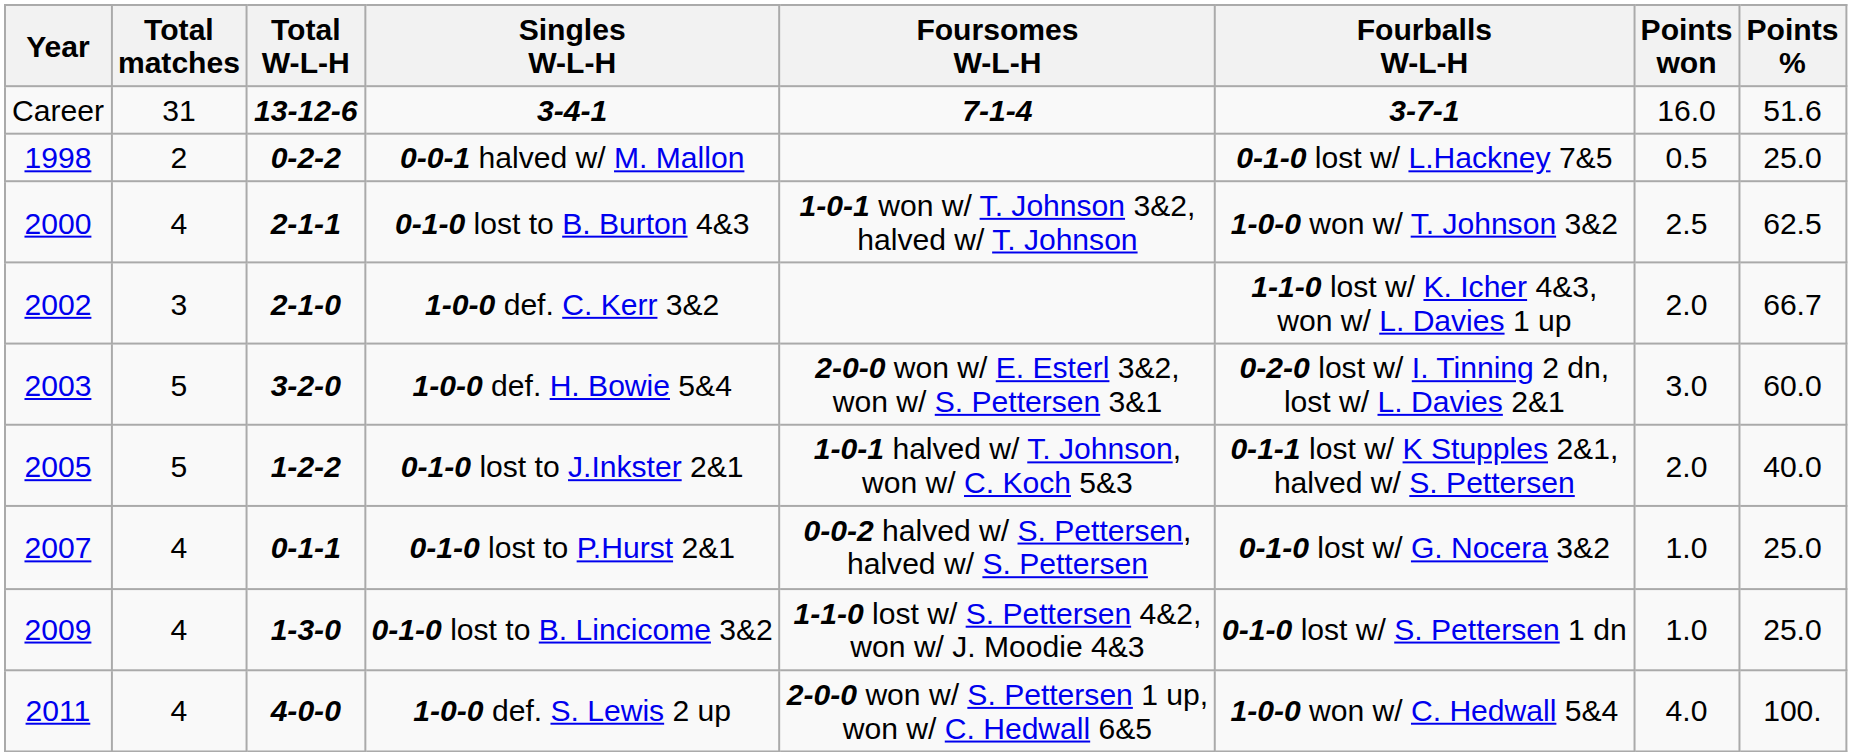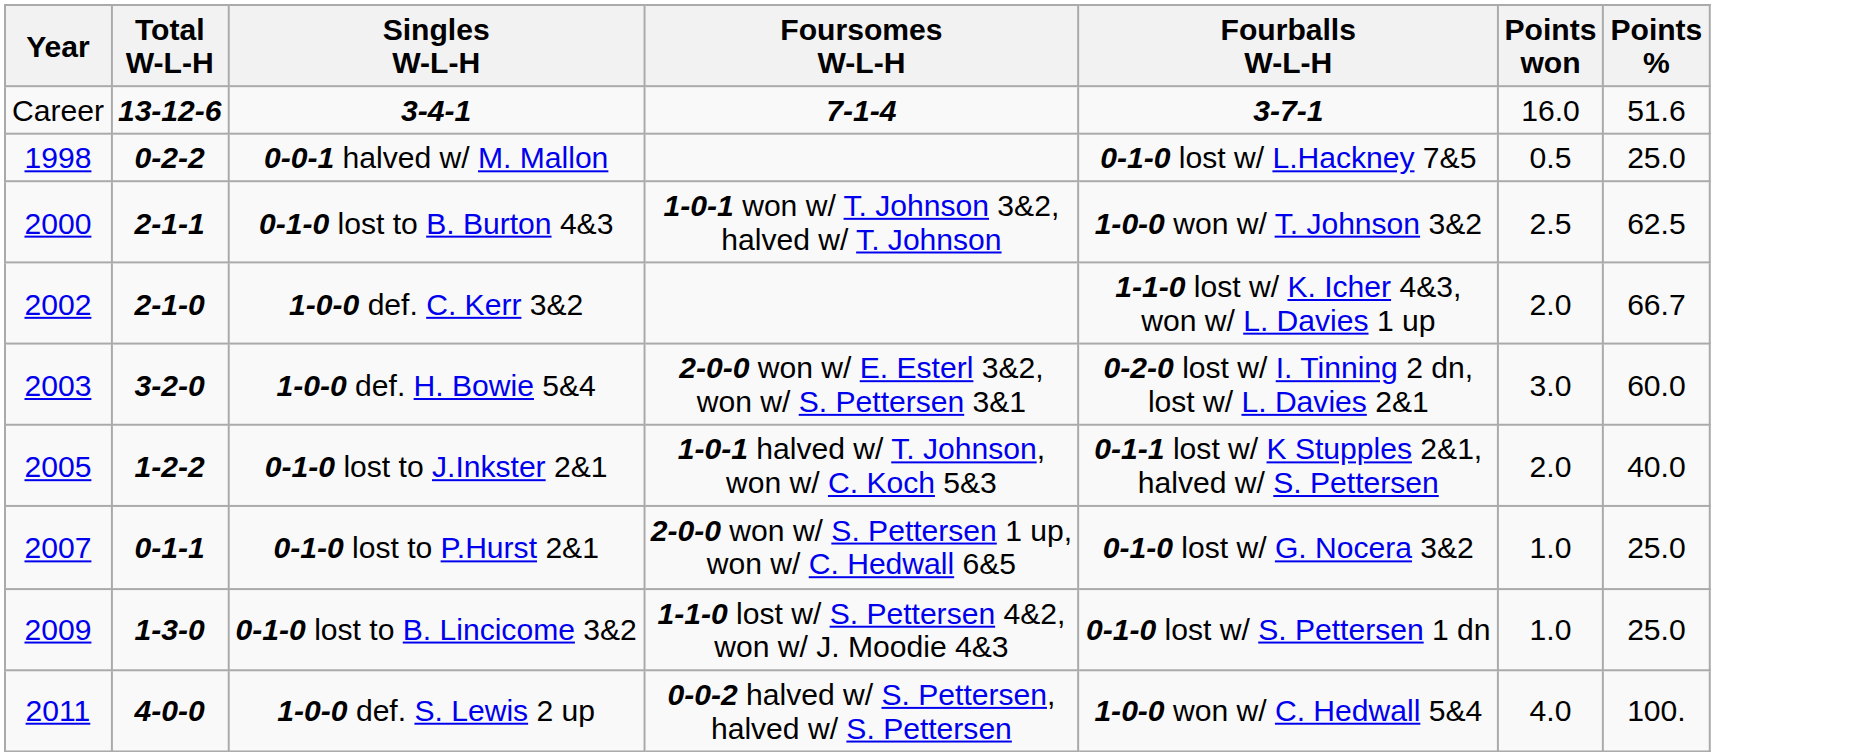- column: (179, 46)
(997, 548) 0-0-2 halved w/ S. Pettersen, halved w/ S. Pettersen -> (861, 548) 2-0-0 won w/ S. Pettersen 1 up, won w/ C. Hedwall 6&5
(997, 710) 2-0-0 won w/ S. Pettersen 1 up, won w/ C. Hedwall 6&5 -> (861, 710) 0-0-2 halved w/ S. Pettersen, halved w/ S. Pettersen
